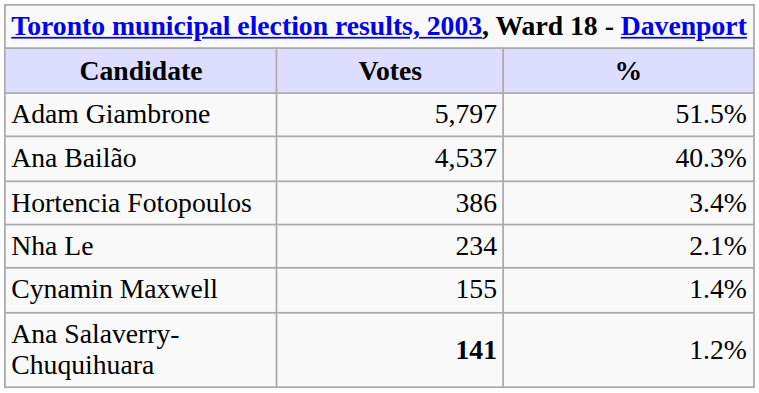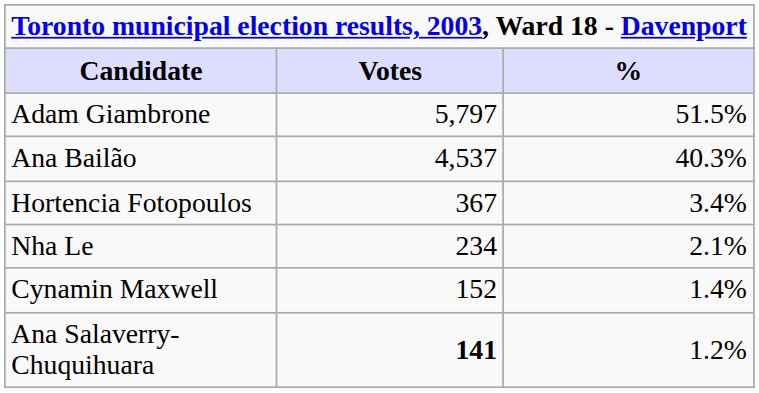(476, 202) 386 -> (476, 202) 367
(476, 289) 155 -> (476, 289) 152
